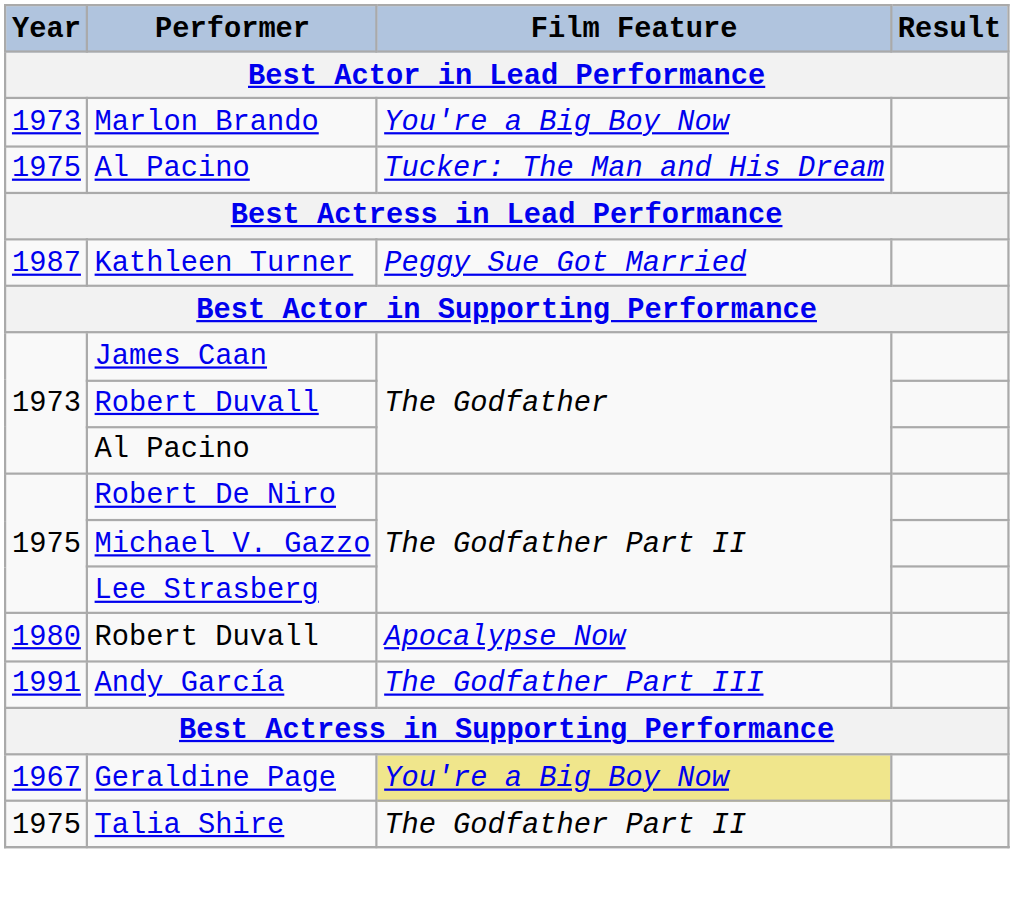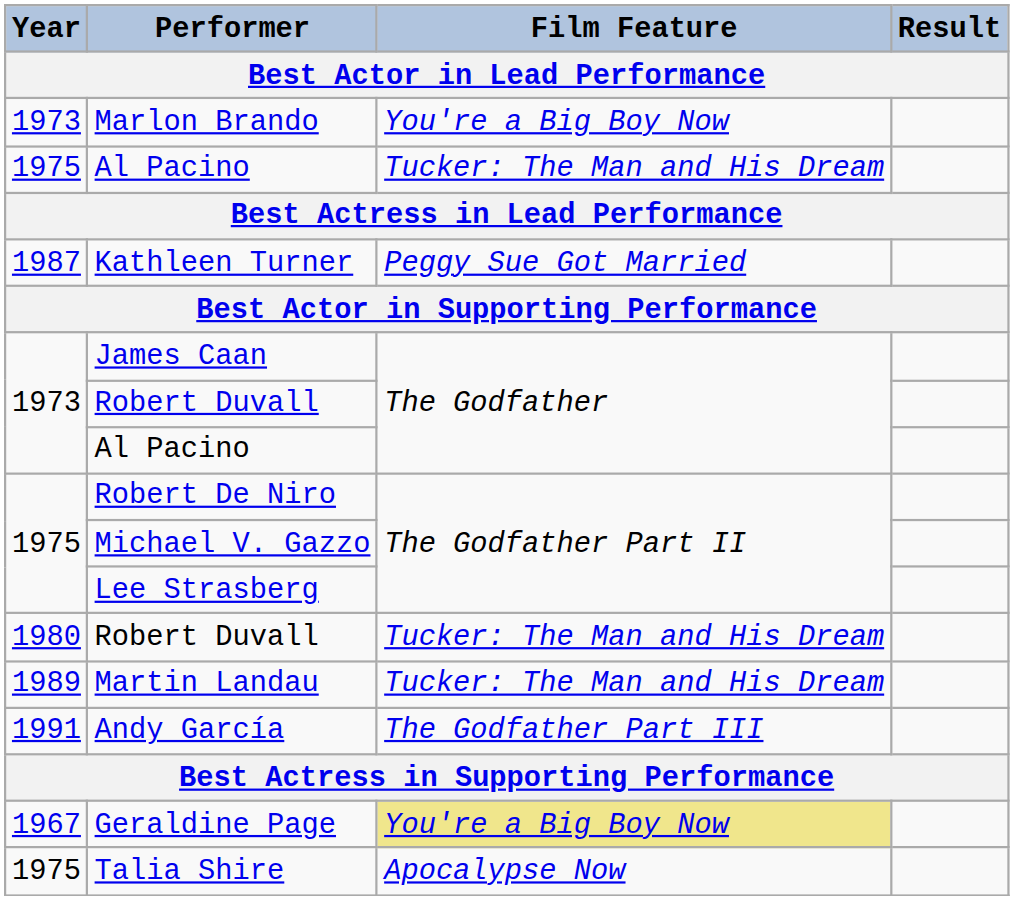(505, 637) Apocalypse Now -> (634, 637) Tucker: The Man and His Dream
+ row: (46, 684)
(565, 825) The Godfather Part II -> (505, 871) Apocalypse Now
